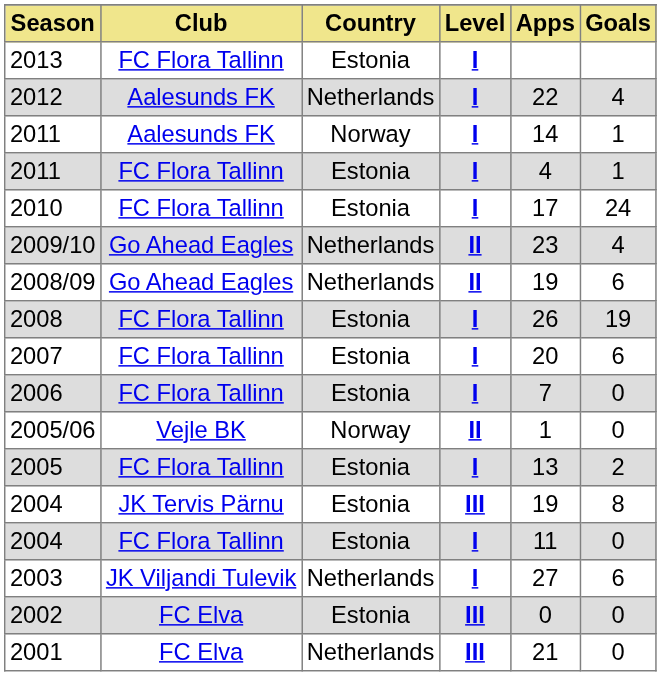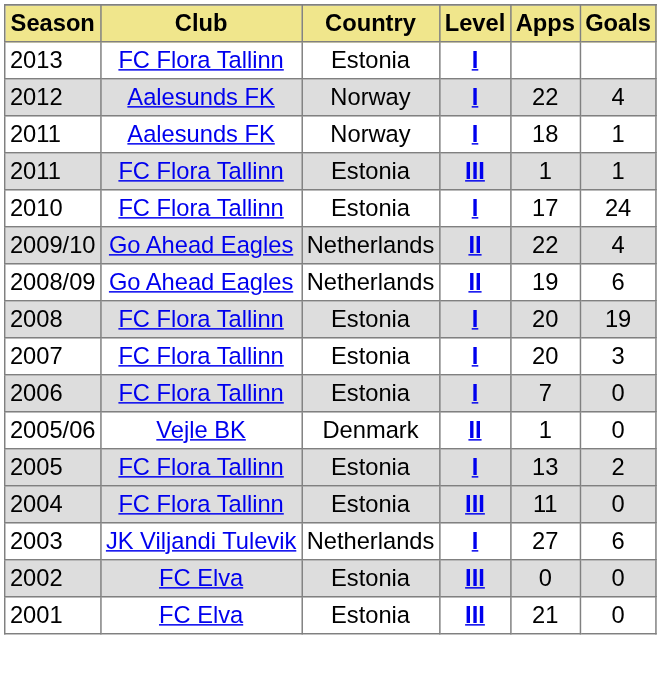(371, 96) Netherlands -> (370, 96) Norway
(545, 134) 14 -> (545, 134) 18
(475, 170) I -> (475, 170) III
(545, 170) 4 -> (545, 170) 1
(545, 245) 23 -> (545, 245) 22
(545, 319) 26 -> (545, 319) 20
(618, 356) 6 -> (618, 356) 3
(370, 430) Norway -> (371, 430) Denmark
- row: (36, 504)
(475, 540) I -> (475, 504) III
(371, 652) Netherlands -> (371, 614) Estonia
